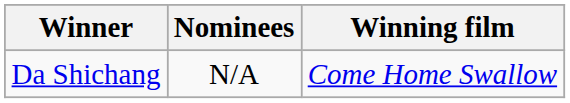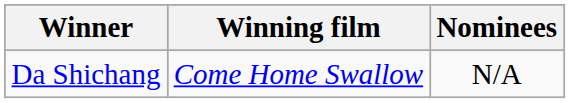columns swapped: (432, 27) <-> (234, 27)
